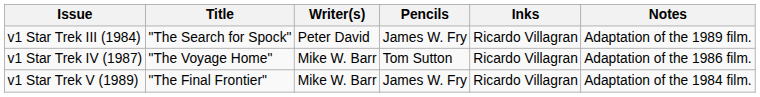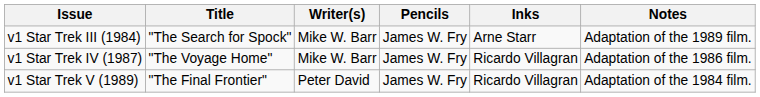(334, 37) Peter David -> (337, 37) Mike W. Barr
(526, 37) Ricardo Villagran -> (505, 37) Arne Starr
(418, 59) Tom Sutton -> (425, 59) James W. Fry
(337, 80) Mike W. Barr -> (334, 80) Peter David
